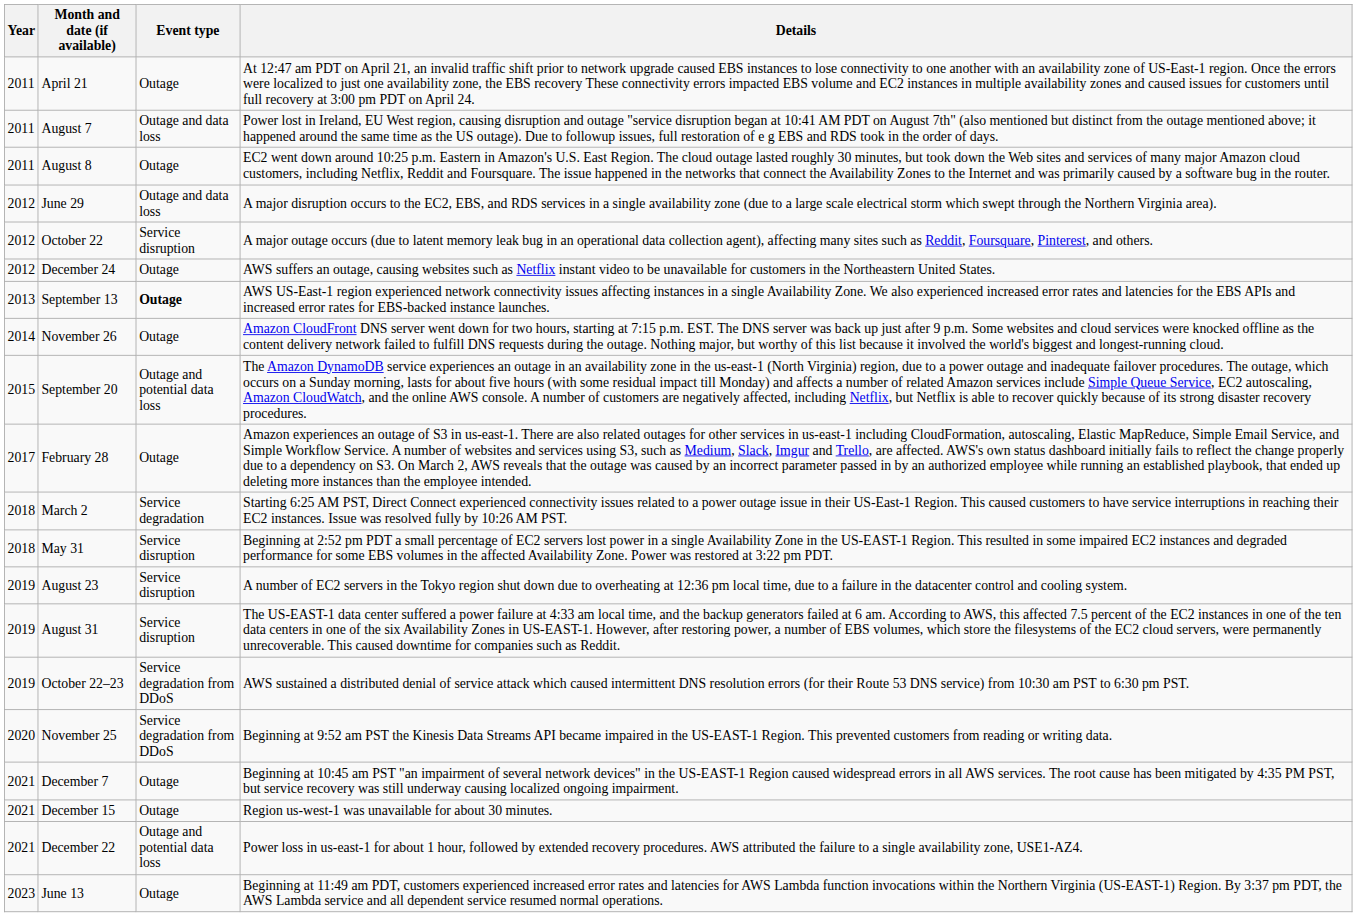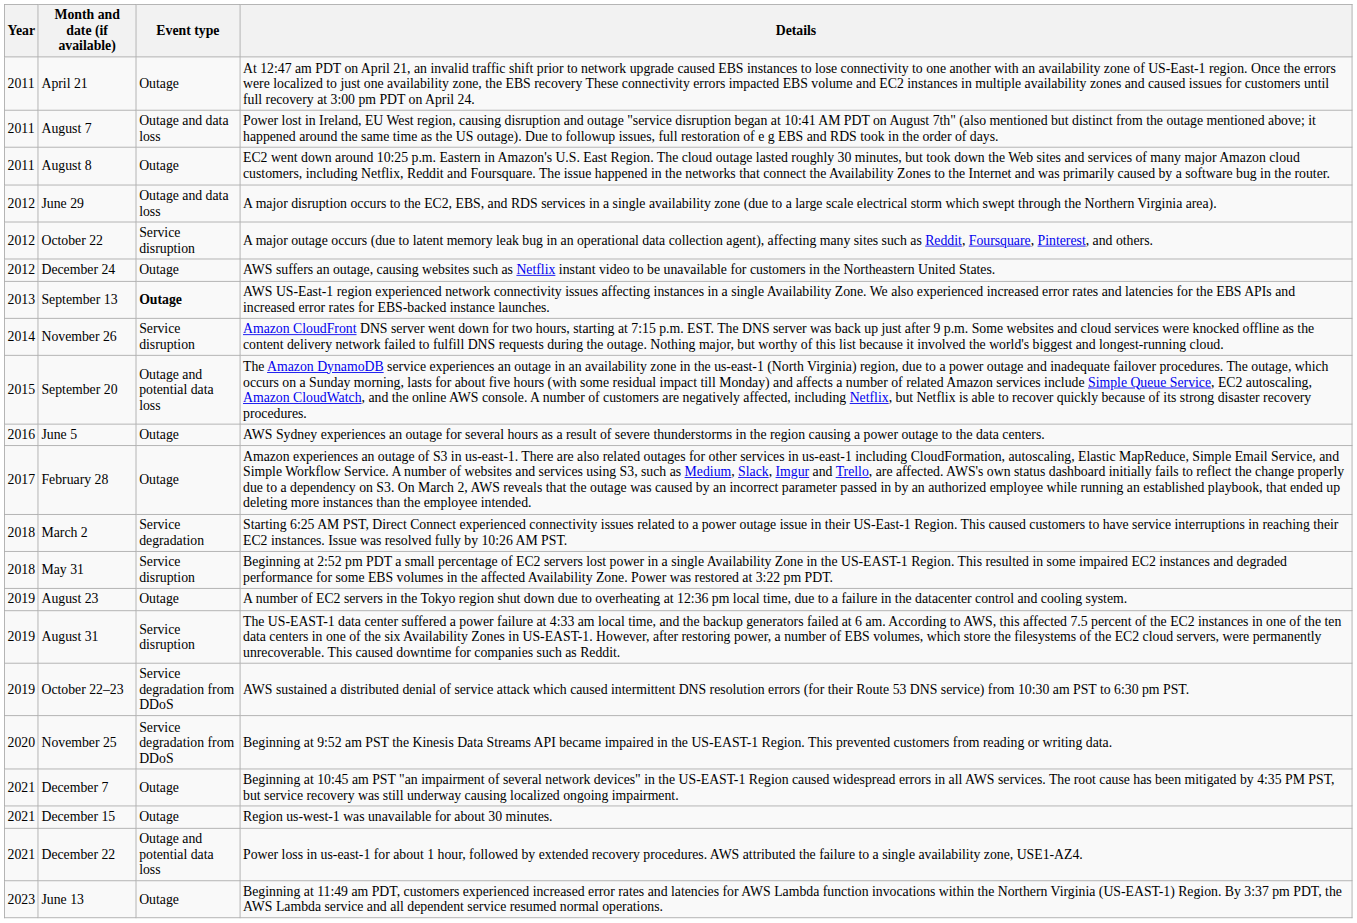(159, 337) Outage -> (167, 337) Service disruption
+ row: (59, 434)
(167, 585) Service disruption -> (159, 599) Outage
